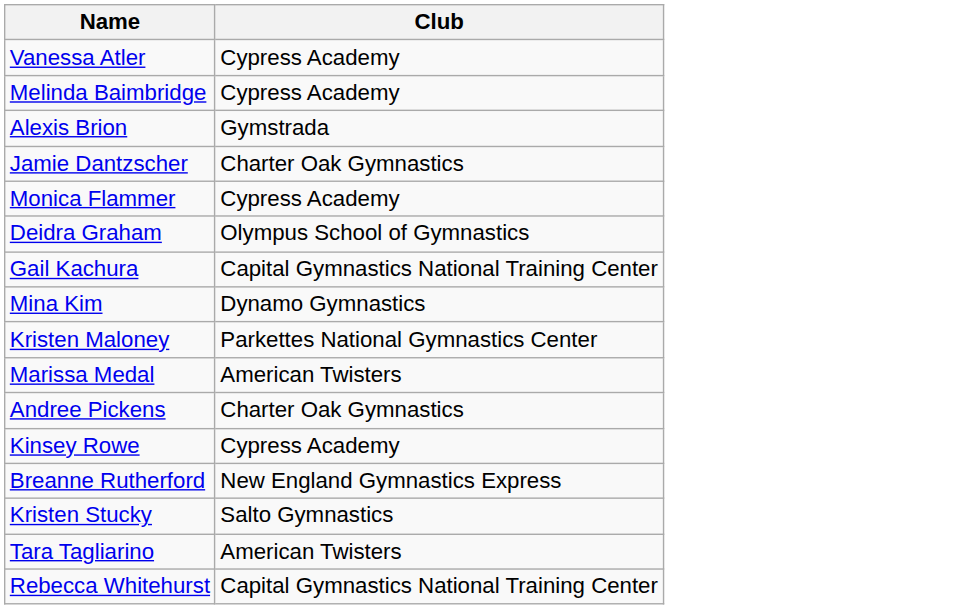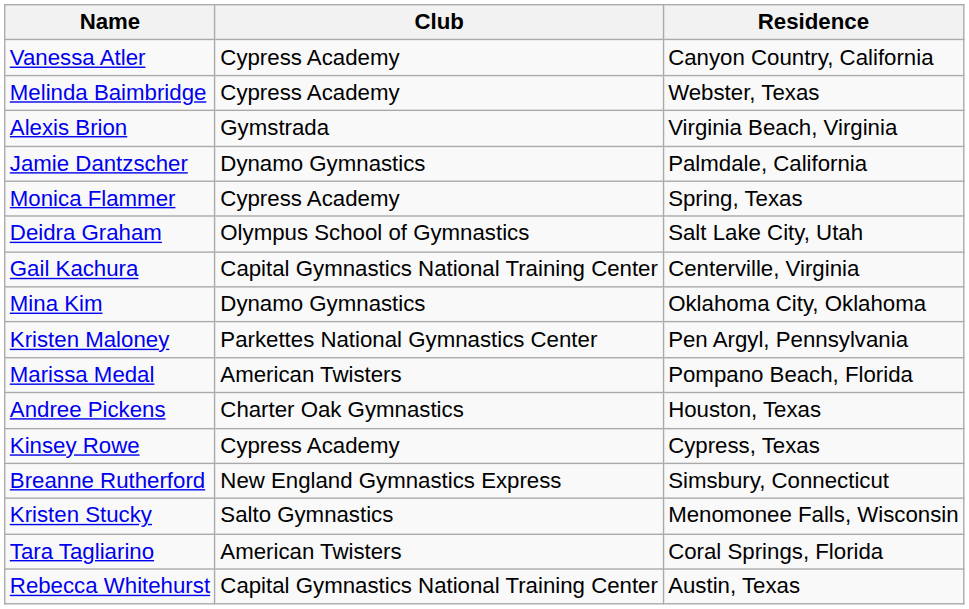+ column: (813, 22)
(342, 163) Charter Oak Gymnastics -> (323, 163) Dynamo Gymnastics
